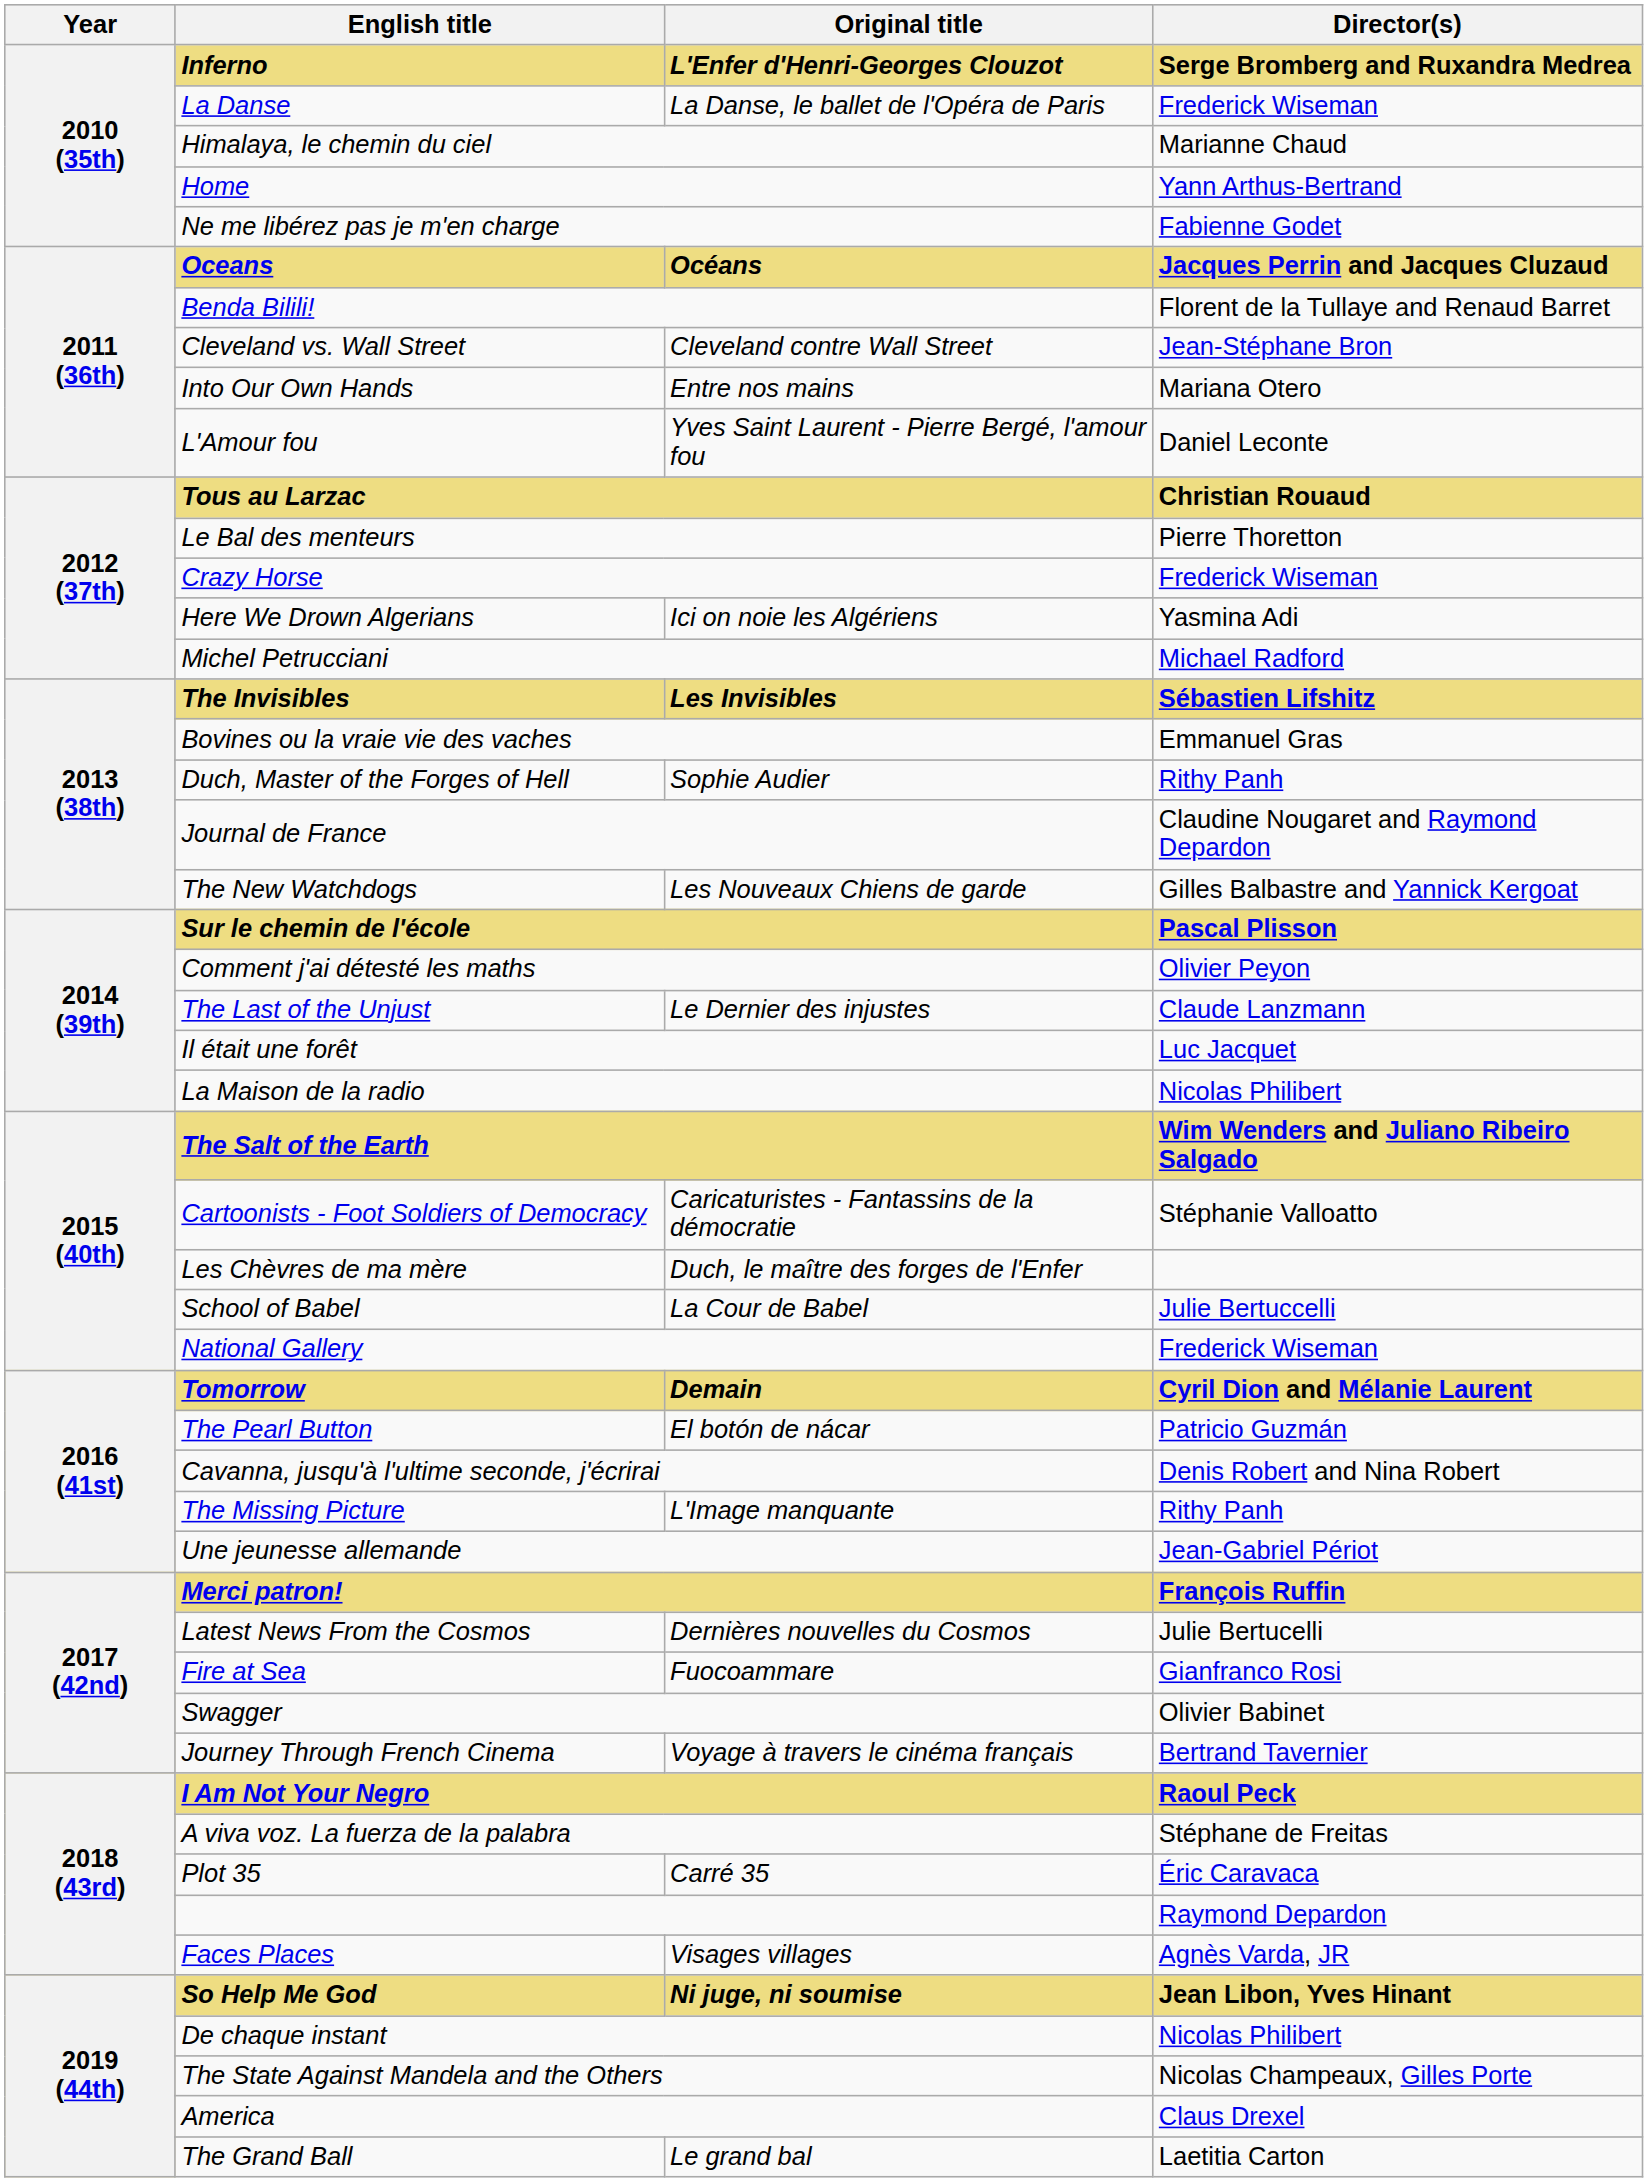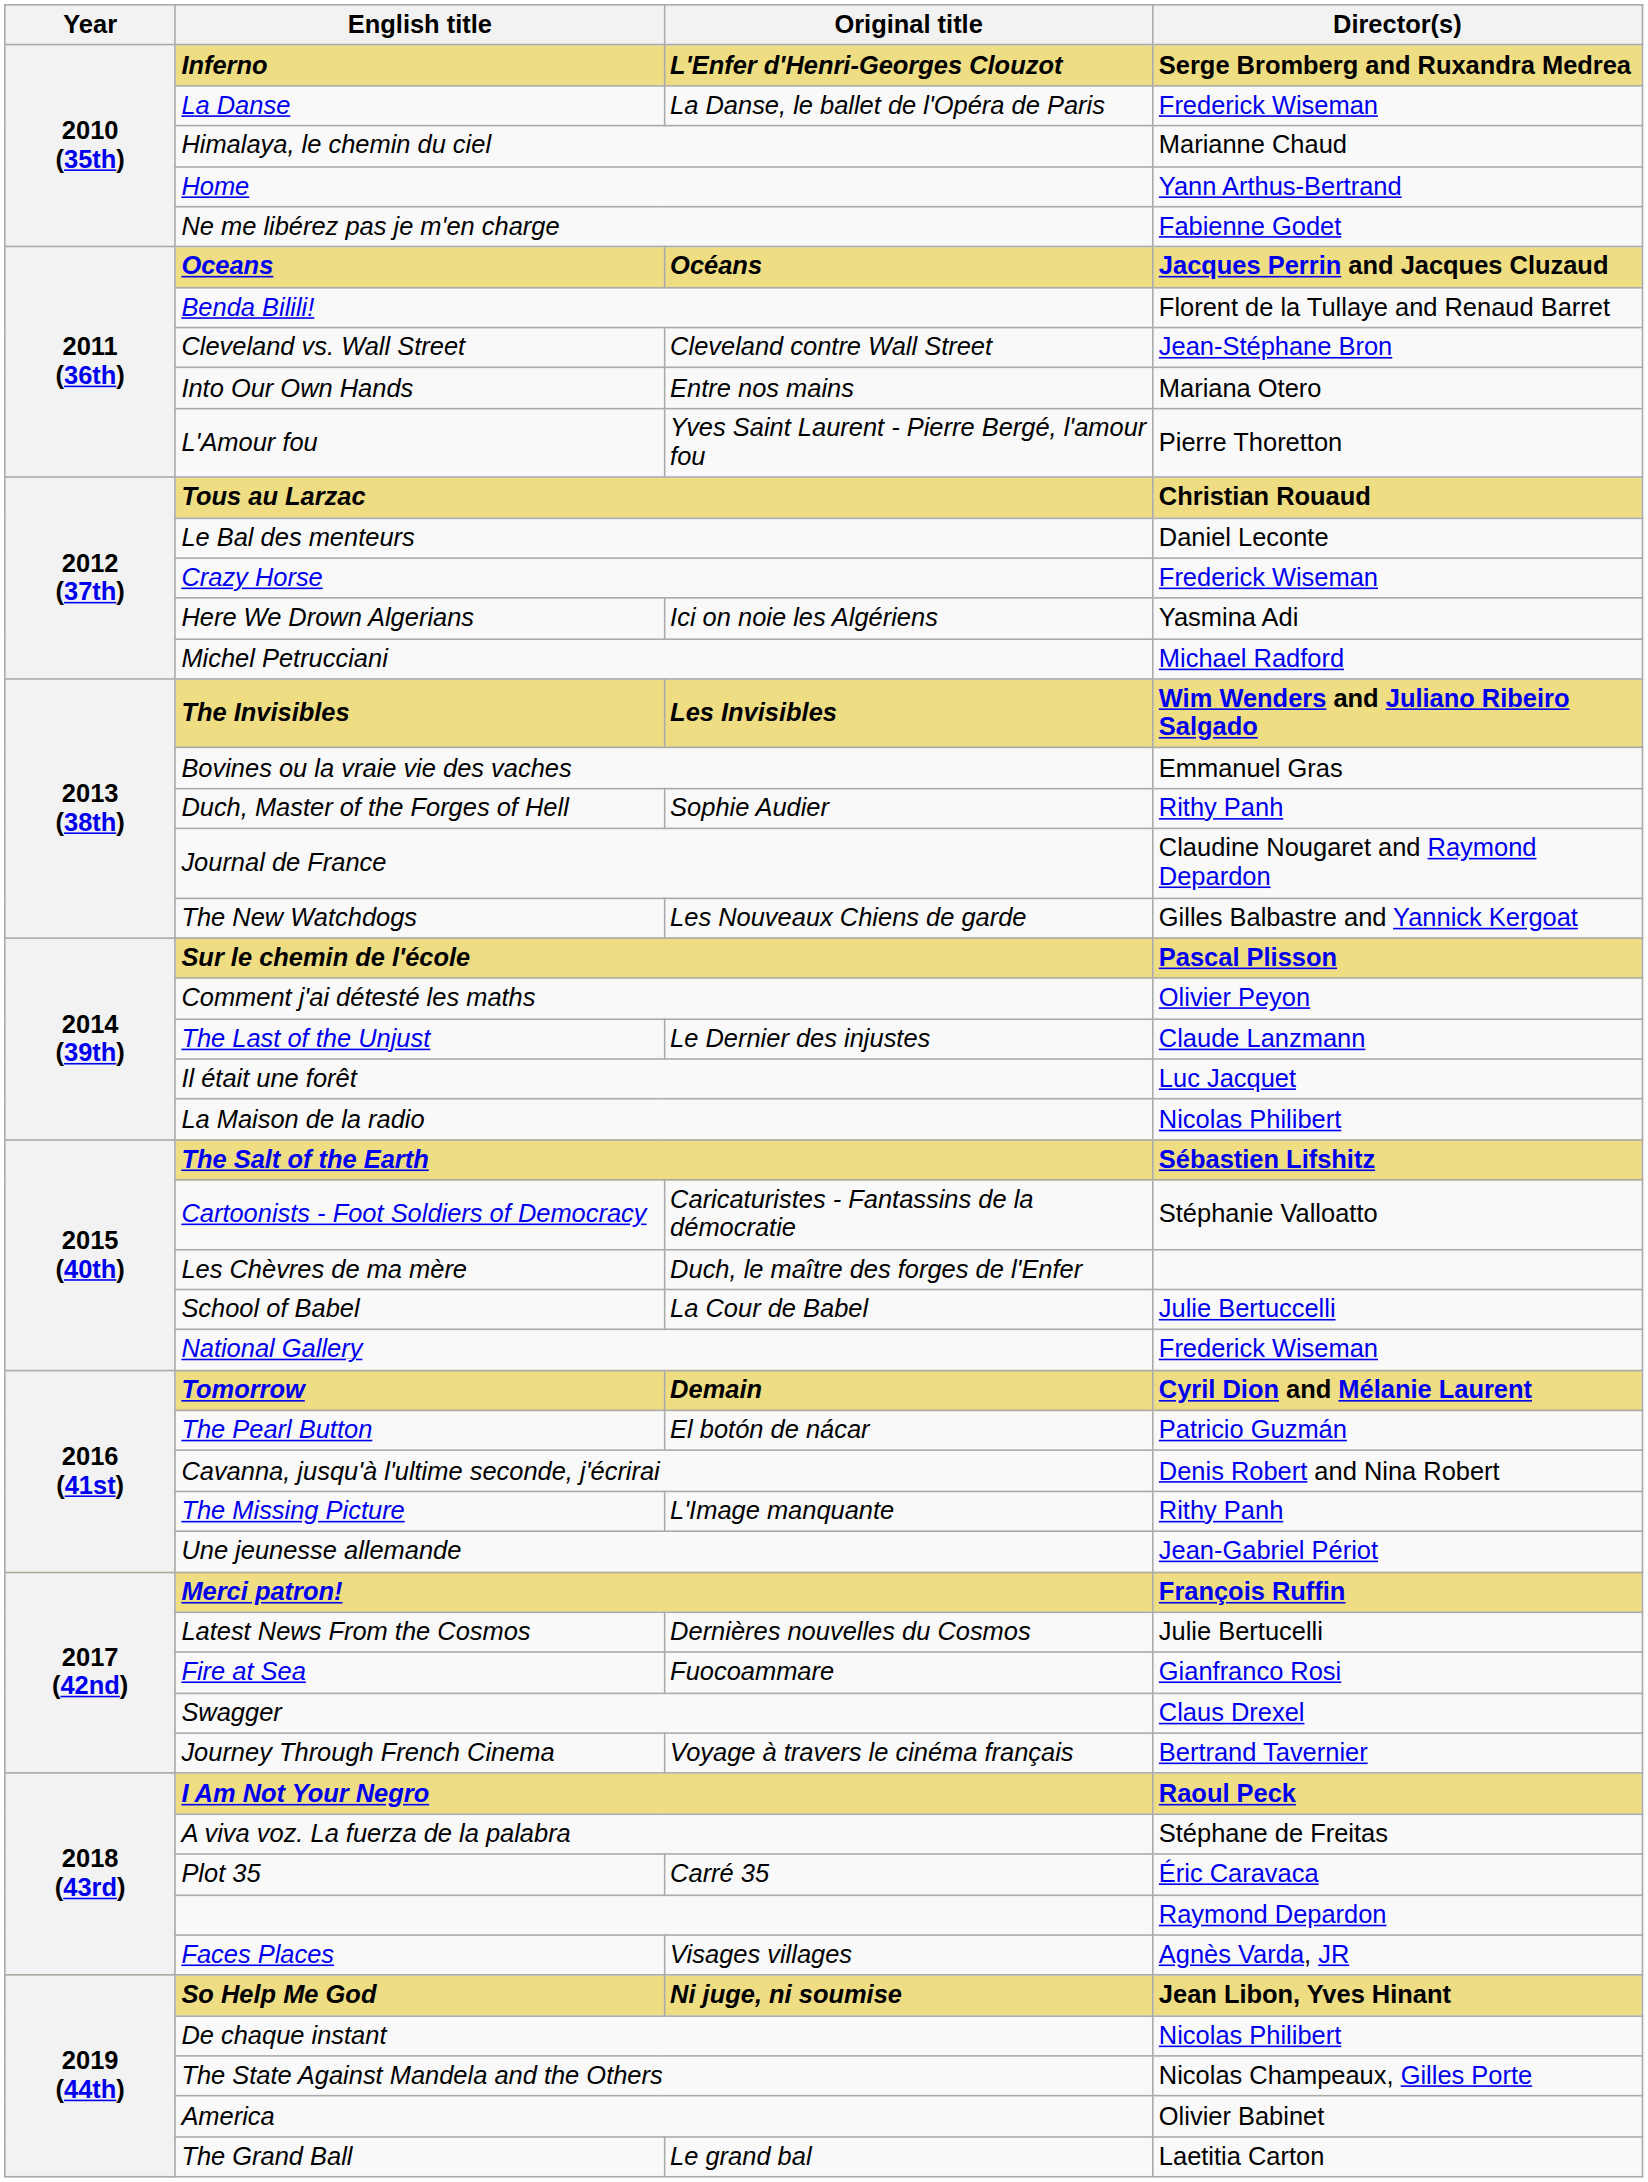(1244, 442) Daniel Leconte -> (1251, 442) Pierre Thoretton
(1251, 537) Pierre Thoretton -> (1244, 537) Daniel Leconte
(1267, 698) Sébastien Lifshitz -> (1364, 713) Wim Wenders and Juliano Ribeiro Salgado
(1364, 1145) Wim Wenders and Juliano Ribeiro Salgado -> (1267, 1159) Sébastien Lifshitz
(1242, 1712) Olivier Babinet -> (1232, 1712) Claus Drexel
(1232, 2116) Claus Drexel -> (1242, 2116) Olivier Babinet
